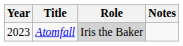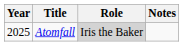(19, 31) 2023 -> (19, 31) 2025
